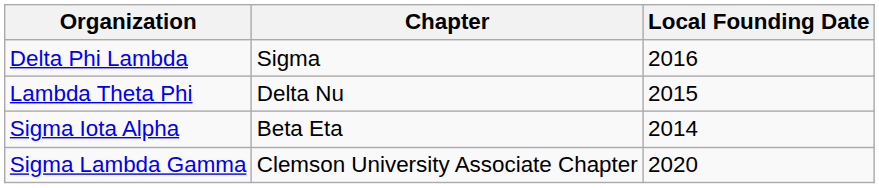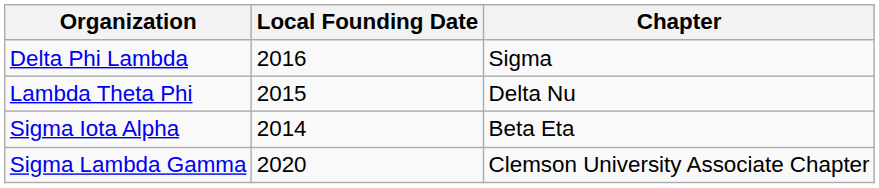columns swapped: (447, 22) <-> (759, 22)
